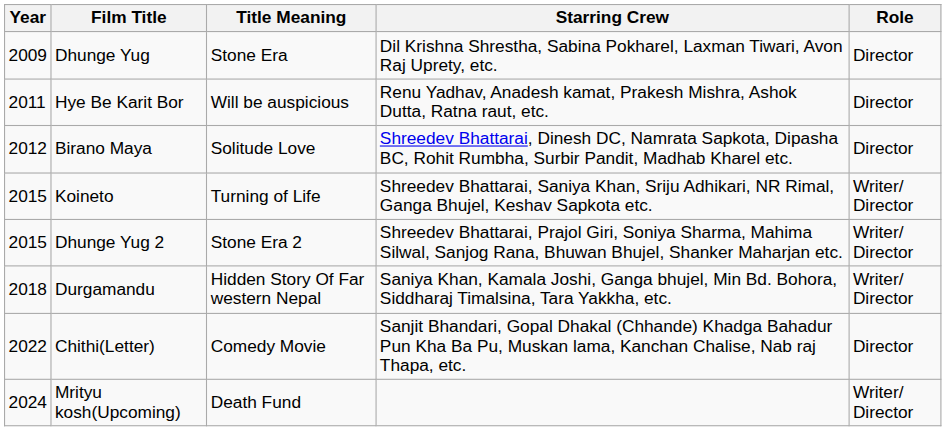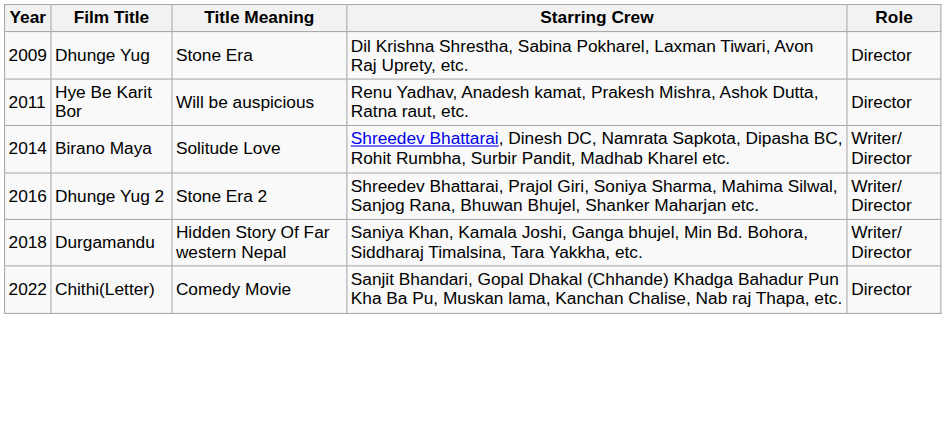(28, 149) 2012 -> (28, 149) 2014
(883, 149) Director -> (881, 149) Writer/ Director
- row: (84, 195)
(28, 242) 2015 -> (28, 195) 2016
- row: (118, 402)
